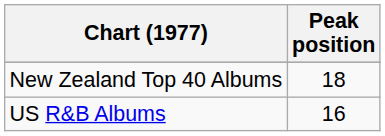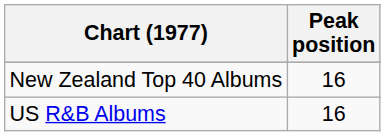(334, 79) 18 -> (334, 79) 16
